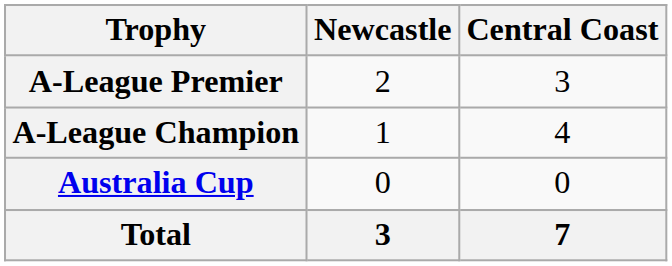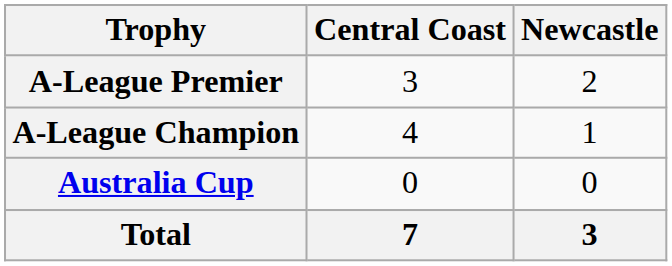columns swapped: (562, 30) <-> (383, 30)
